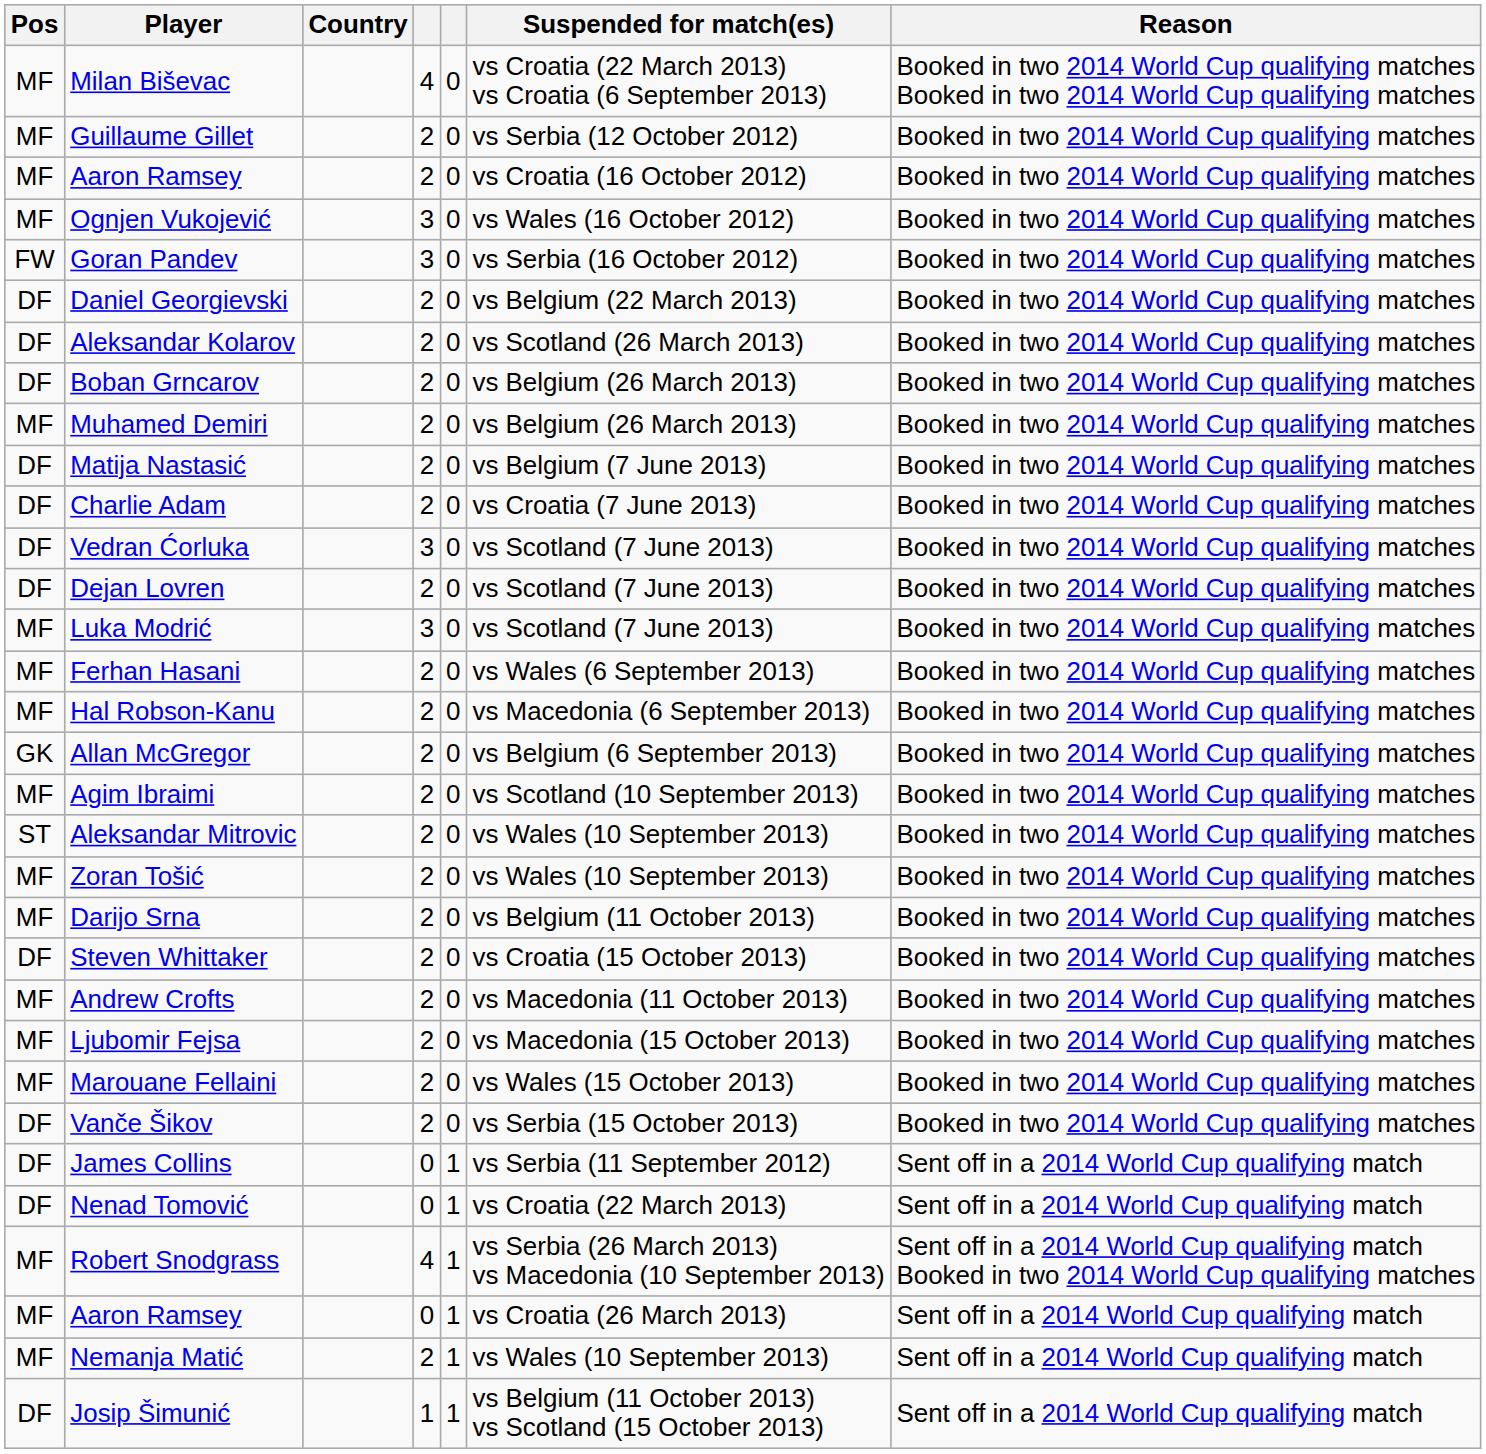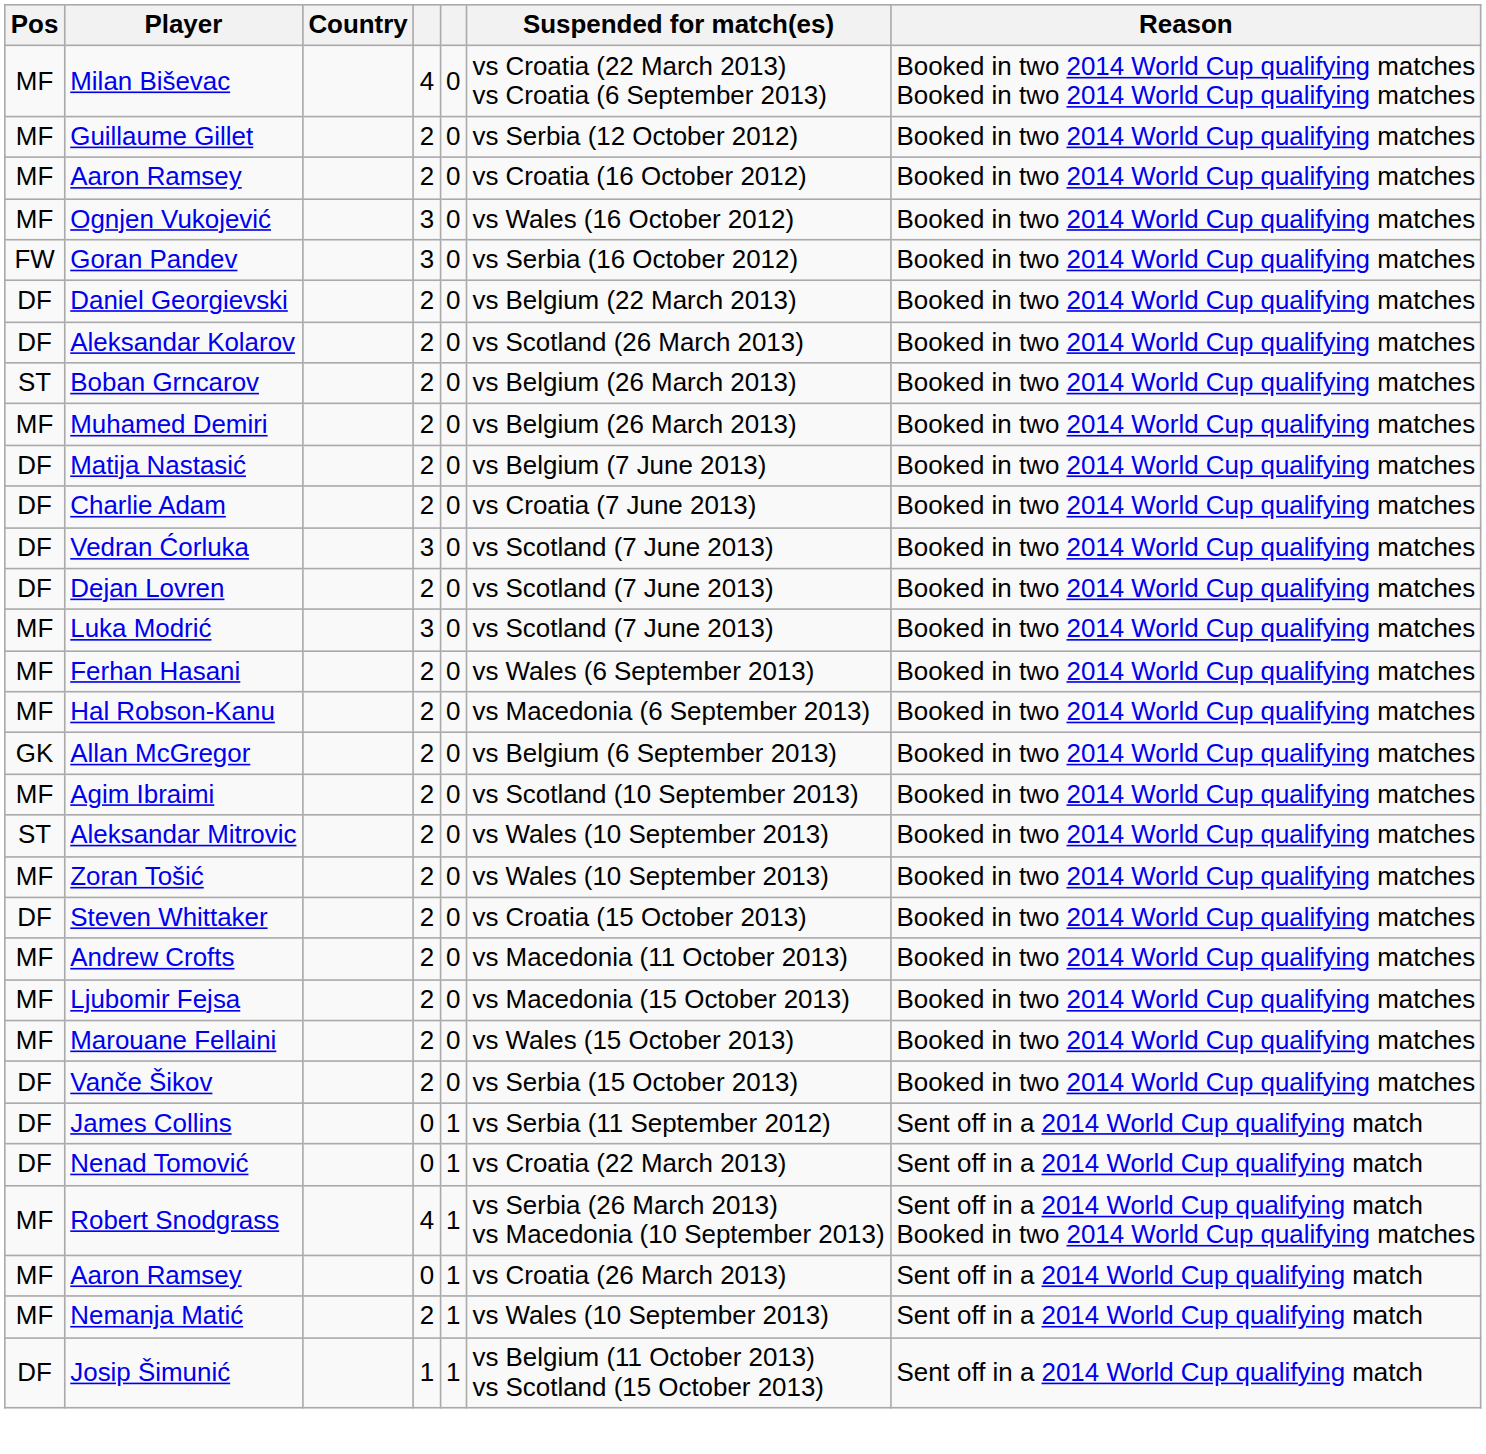(35, 383) DF -> (35, 383) ST
- row: (135, 917)
